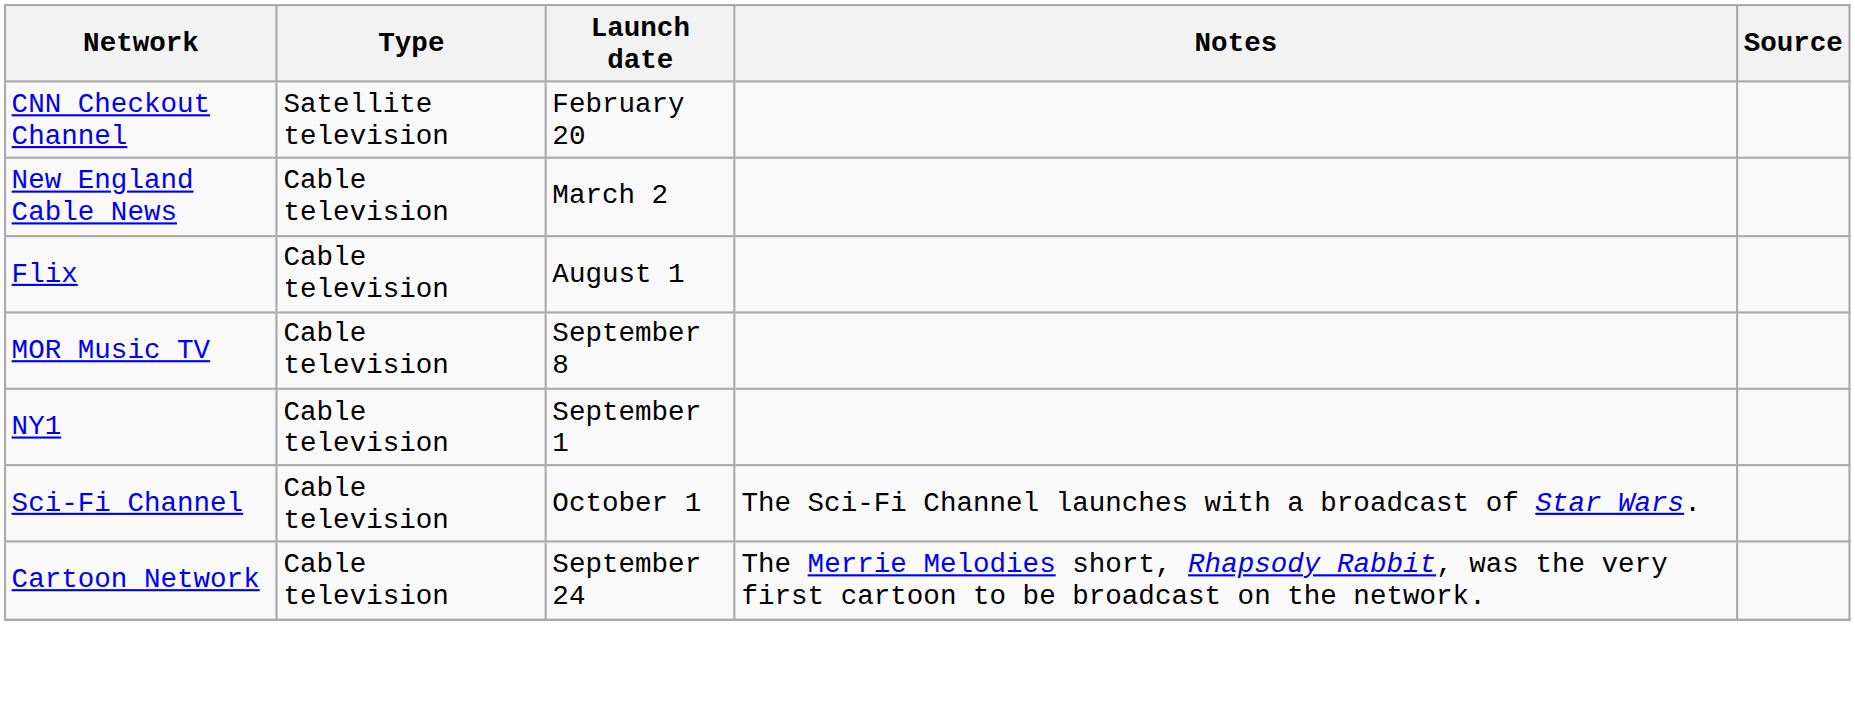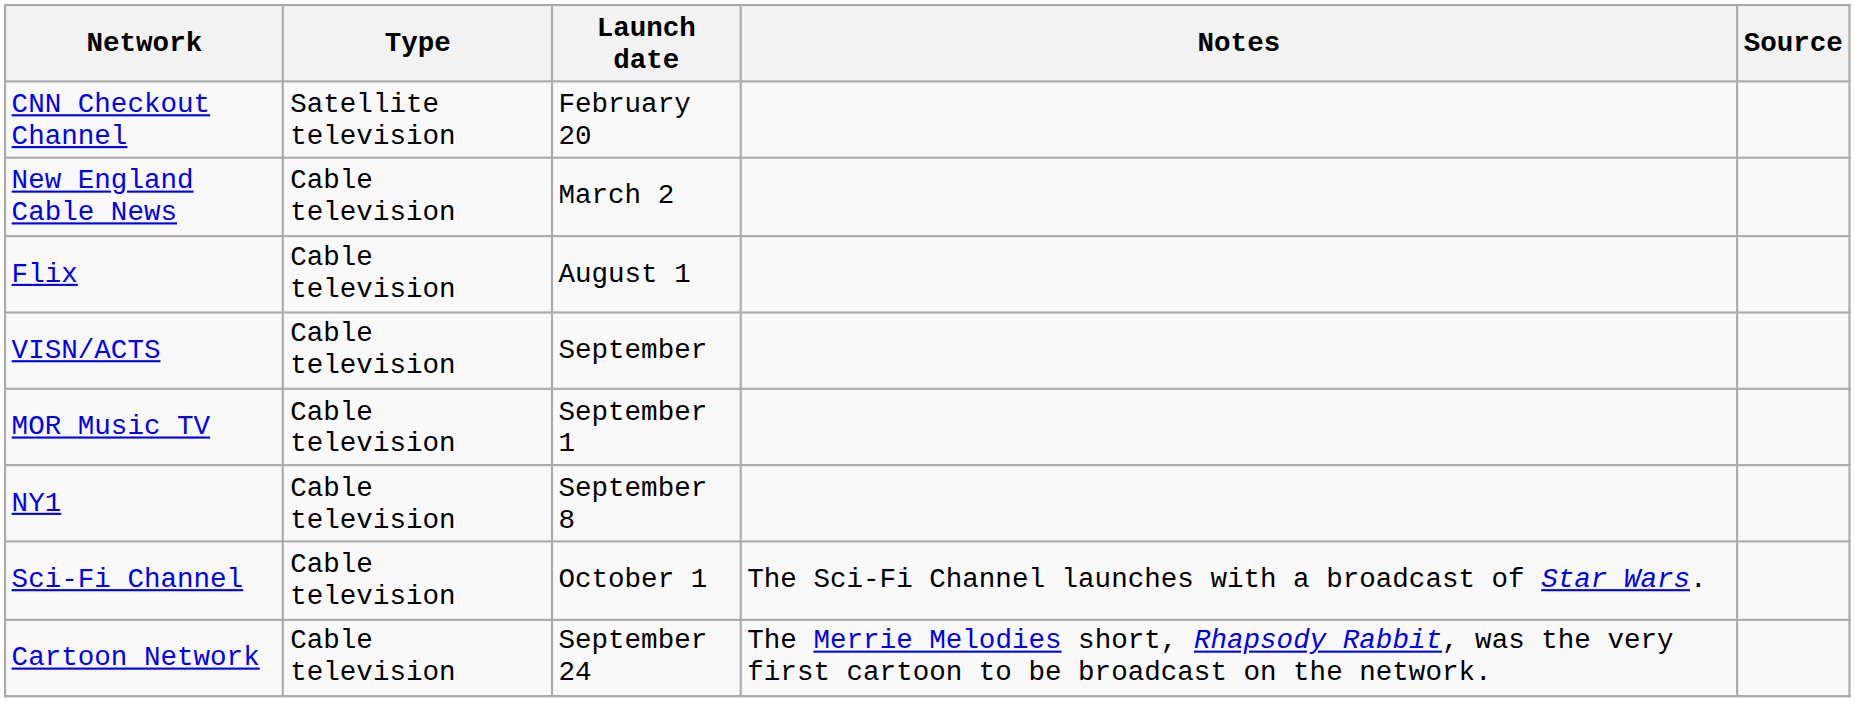+ row: (86, 350)
(627, 350) September 8 -> (633, 427) September 1
(627, 427) September 1 -> (633, 504) September 8
